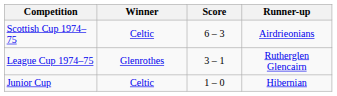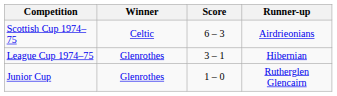(287, 61) Rutherglen Glencairn -> (287, 55) Hibernian
(142, 83) Celtic -> (142, 77) Glenrothes
(287, 83) Hibernian -> (287, 77) Rutherglen Glencairn
